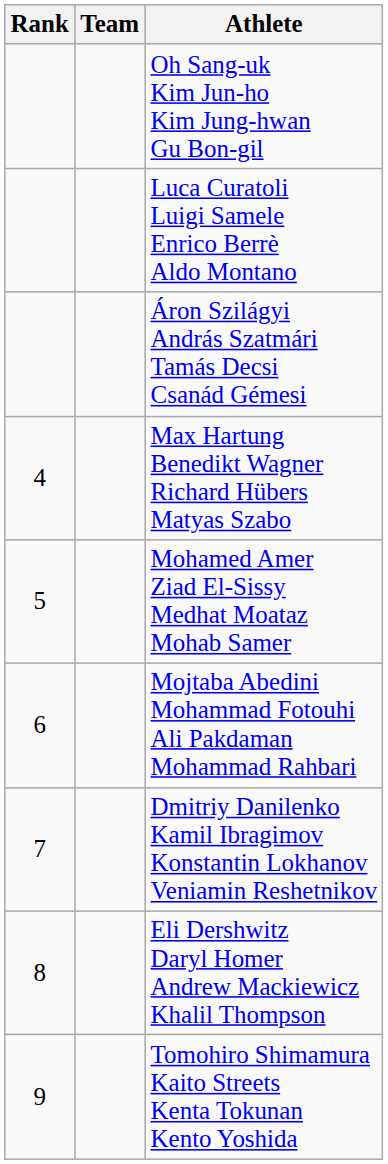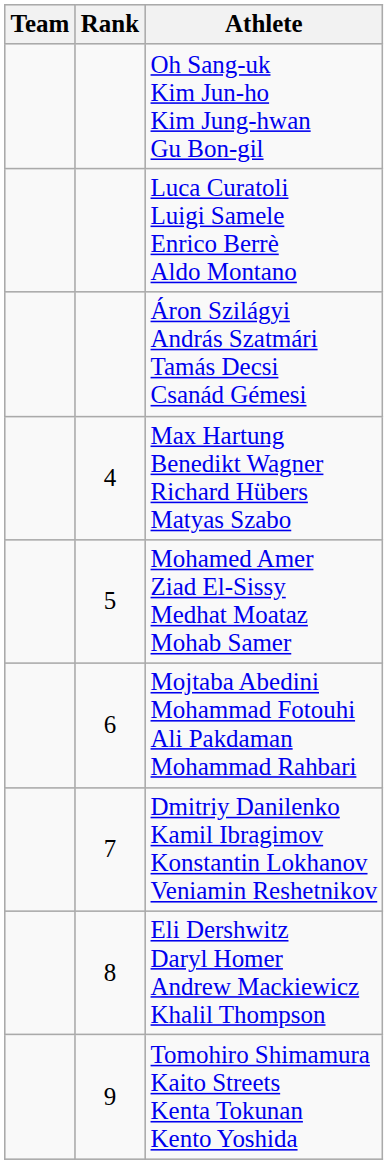columns swapped: (40, 24) <-> (110, 24)
